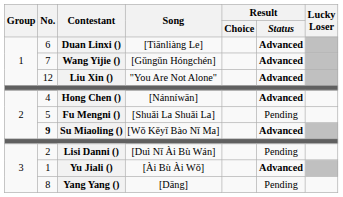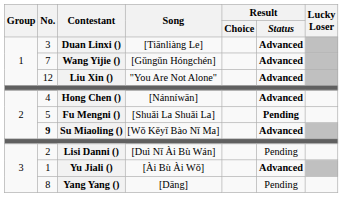(48, 45) 6 -> (48, 45) 3
(281, 114) normal -> (281, 114) bold
